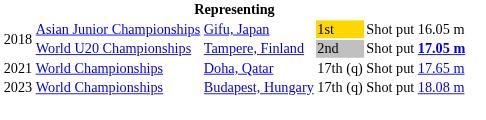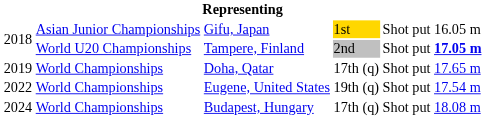(18, 68) 2021 -> (18, 68) 2019
+ row: (267, 88)
(18, 88) 2023 -> (18, 107) 2024
